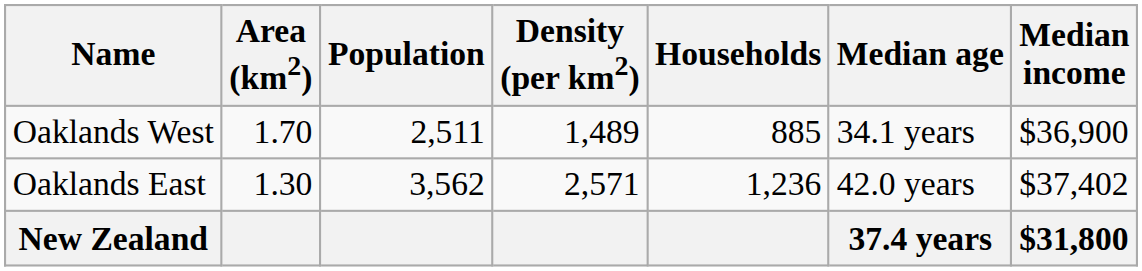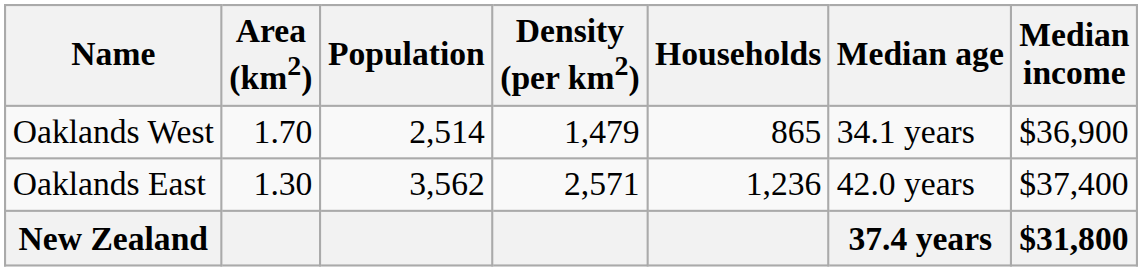(448, 131) 2,511 -> (447, 131) 2,514
(602, 131) 1,489 -> (602, 131) 1,479
(796, 131) 885 -> (796, 131) 865
(1074, 184) $37,402 -> (1074, 184) $37,400
